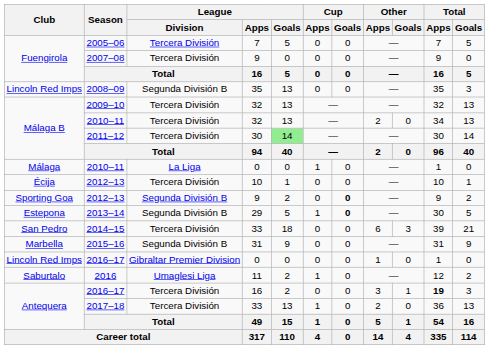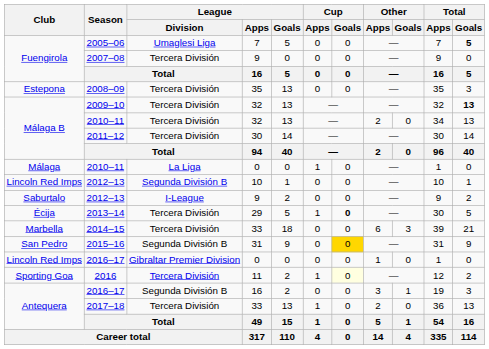(185, 43) Tercera División -> (185, 43) Umaglesi Liga
(469, 43) normal -> (469, 43) bold
(44, 89) Lincoln Red Imps -> (44, 89) Estepona
(185, 89) Segunda División B -> (185, 89) Tercera División
(469, 105) normal -> (469, 105) bold
(287, 136) lightgreen background -> (287, 136) no background
(44, 182) Écija -> (44, 182) Lincoln Red Imps
(185, 182) Tercera División -> (185, 182) Segunda División B
(44, 197) Sporting Goa -> (44, 197) Saburtalo
(185, 197) Segunda División B -> (185, 197) I-League
(348, 197) bold -> (348, 197) normal
(44, 213) Estepona -> (44, 213) Écija
(185, 213) Segunda División B -> (185, 213) Tercera División
(44, 228) San Pedro -> (44, 228) Marbella
(44, 244) Marbella -> (44, 244) San Pedro
(348, 244) no background -> (348, 244) gold background
(44, 275) Saburtalo -> (44, 275) Sporting Goa
(185, 275) Umaglesi Liga -> (185, 275) Tercera División
(348, 275) no background -> (348, 275) lightyellow background
(185, 290) Tercera División -> (185, 290) Segunda División B
(438, 290) bold -> (438, 290) normal
